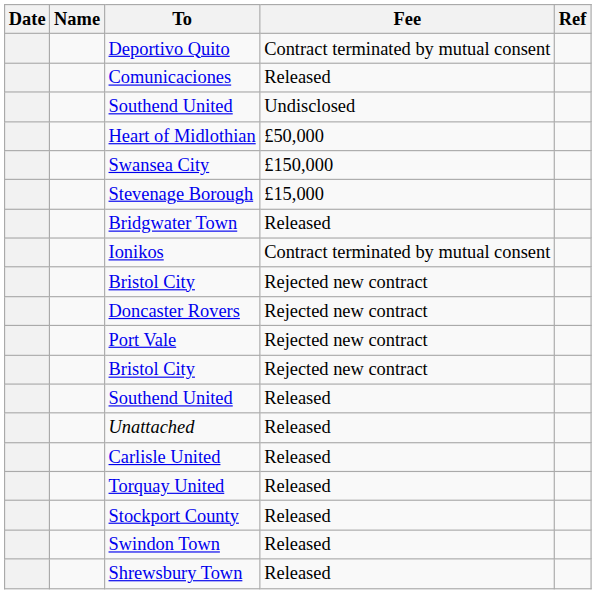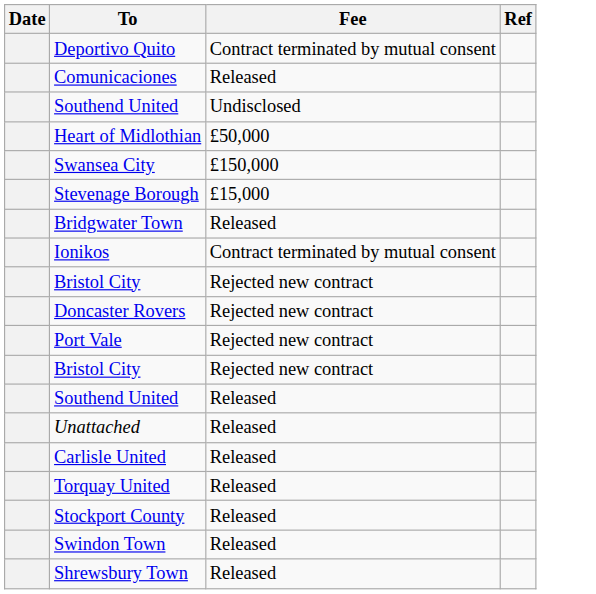- column: (77, 19)
